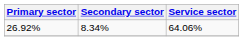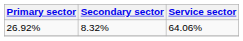(95, 28) 8.34% -> (95, 28) 8.32%
